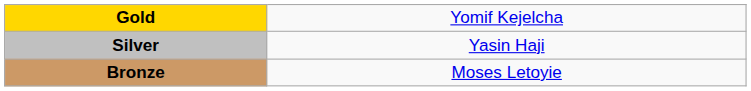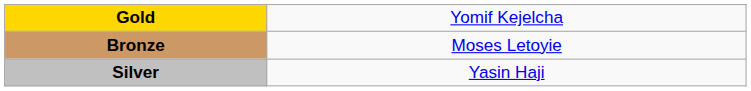rows swapped: (136, 45) <-> (136, 72)
